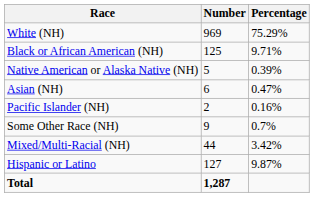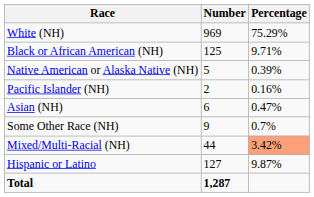rows swapped: (35, 88) <-> (58, 107)
(266, 145) no background -> (266, 145) lightsalmon background
